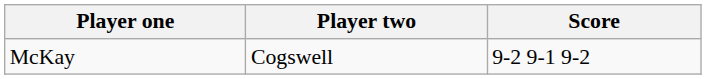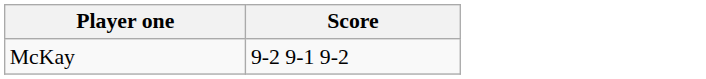- column: (367, 21)
